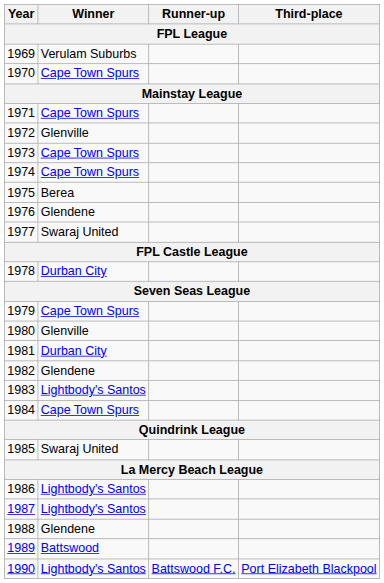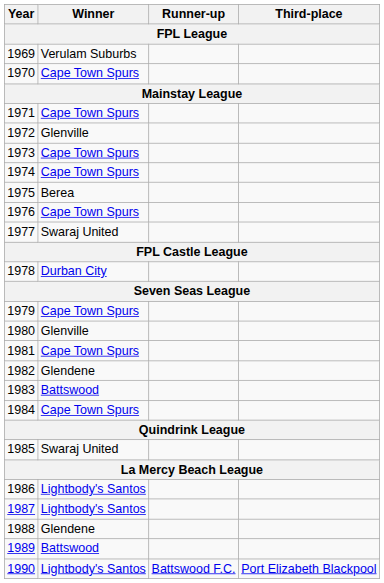(68, 212) Glendene -> (90, 212) Cape Town Spurs
(74, 350) Durban City -> (90, 350) Cape Town Spurs
(93, 390) Lightbody's Santos -> (70, 390) Battswood
